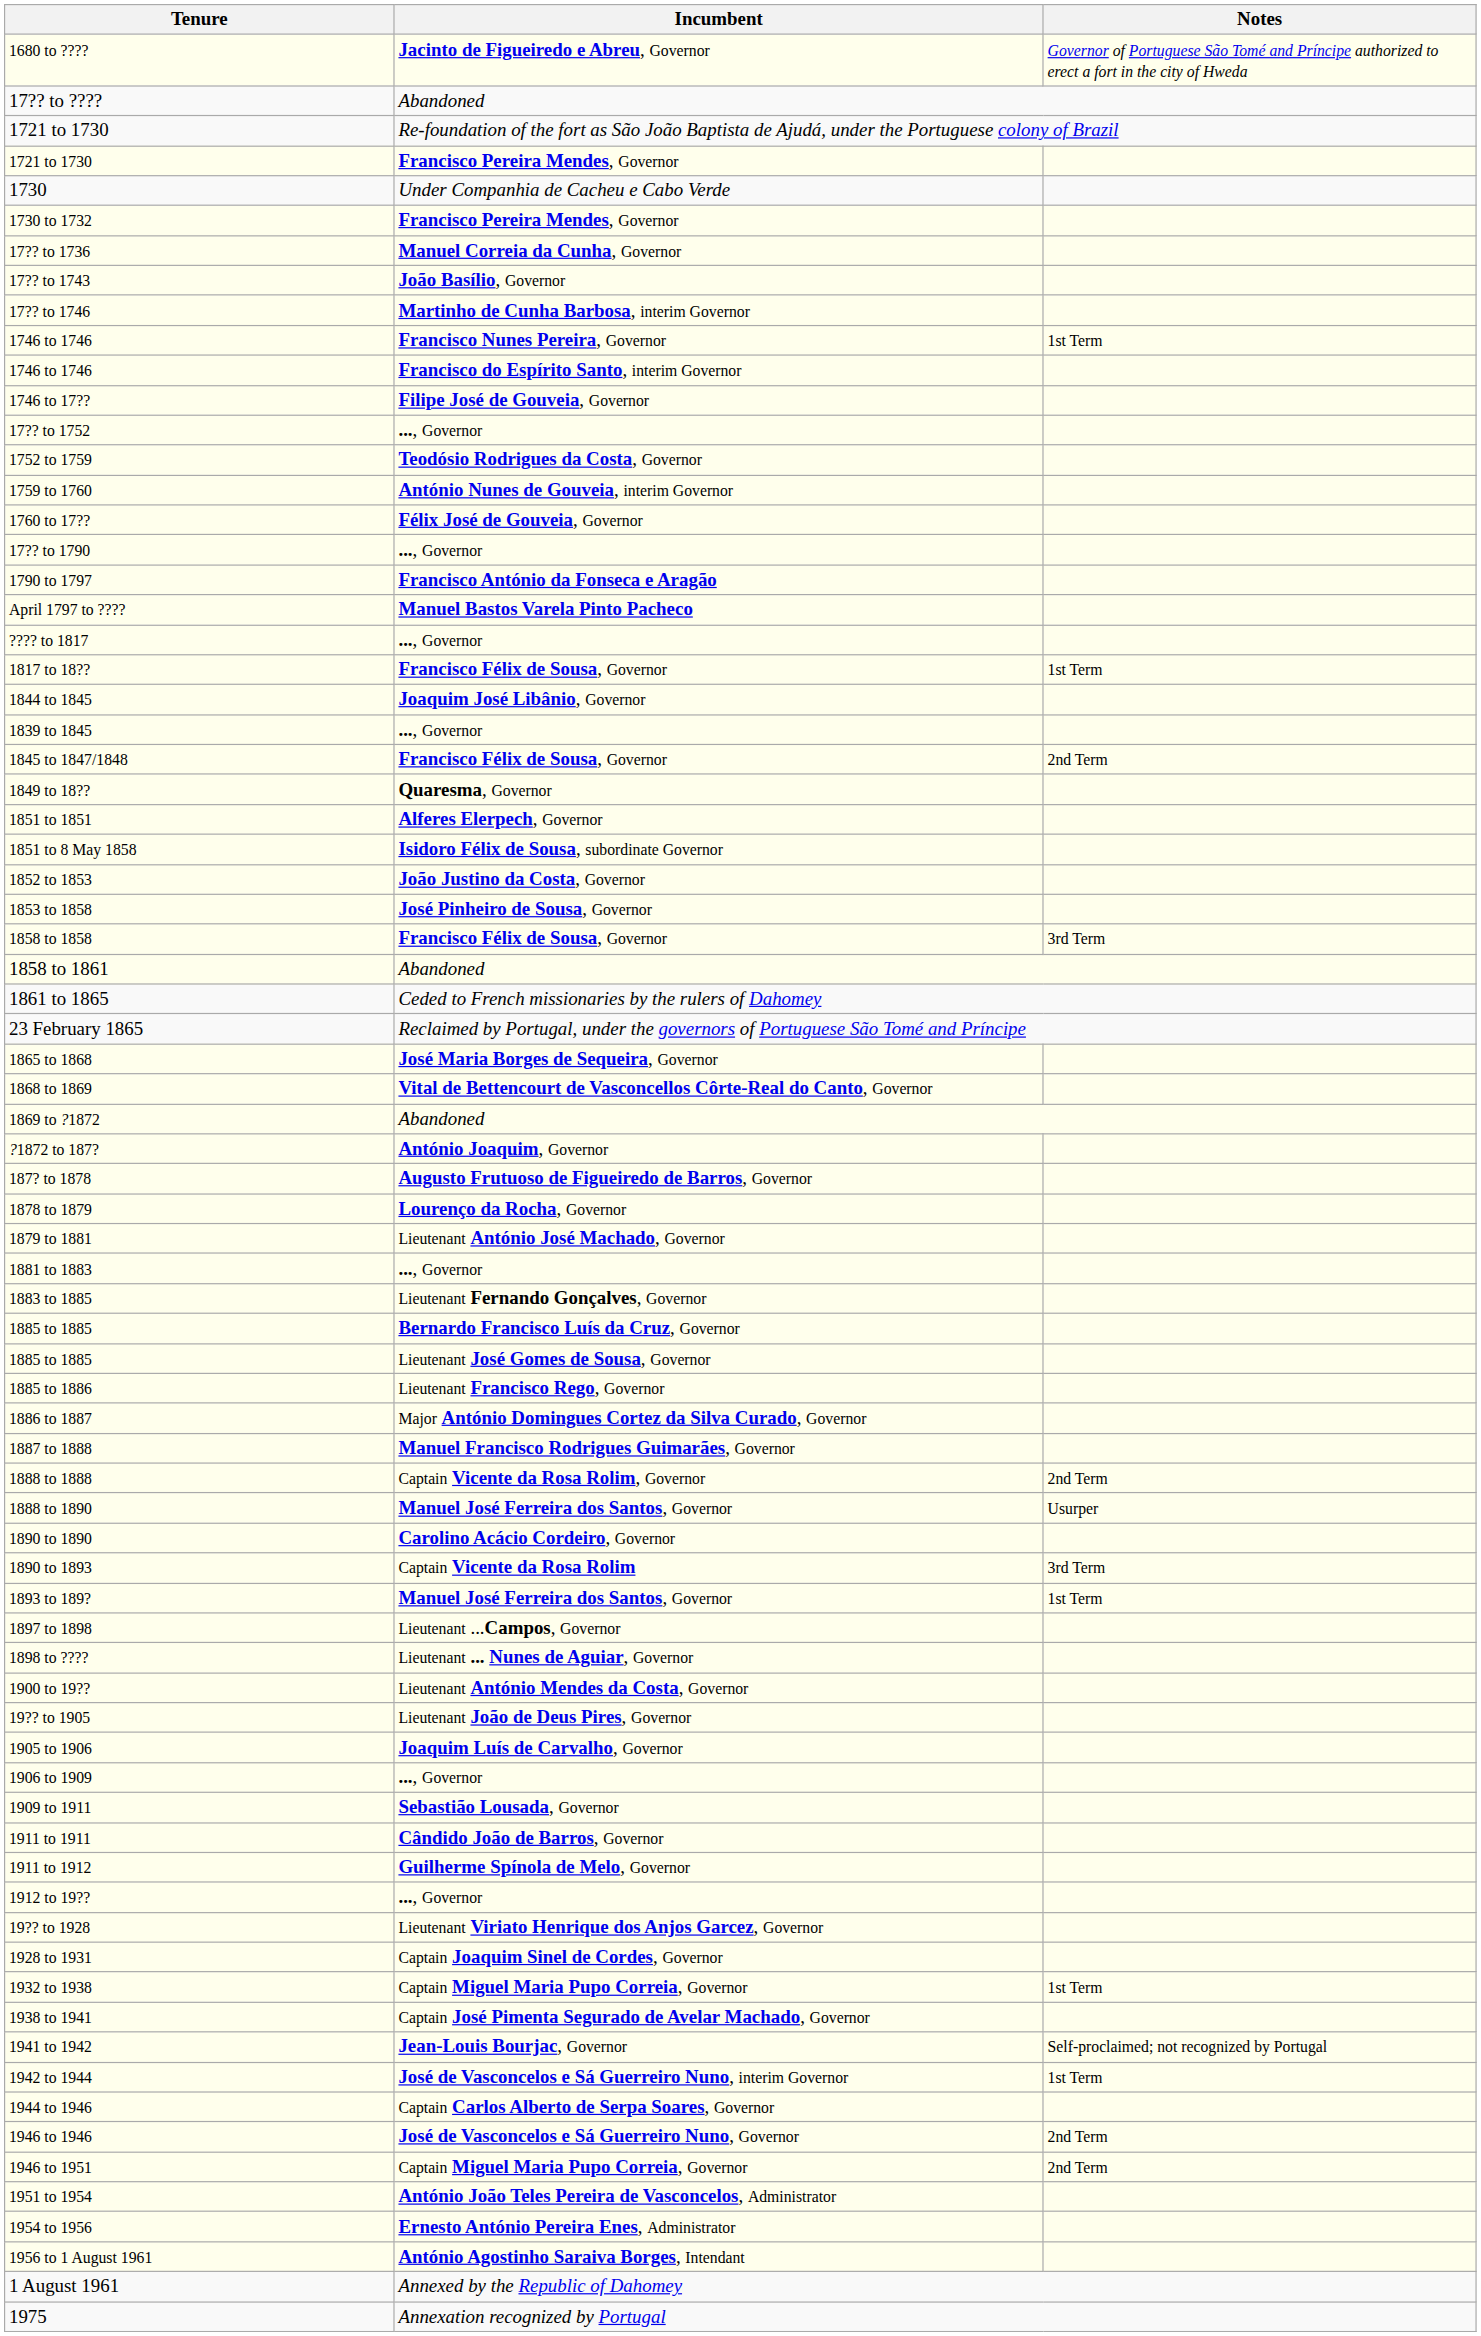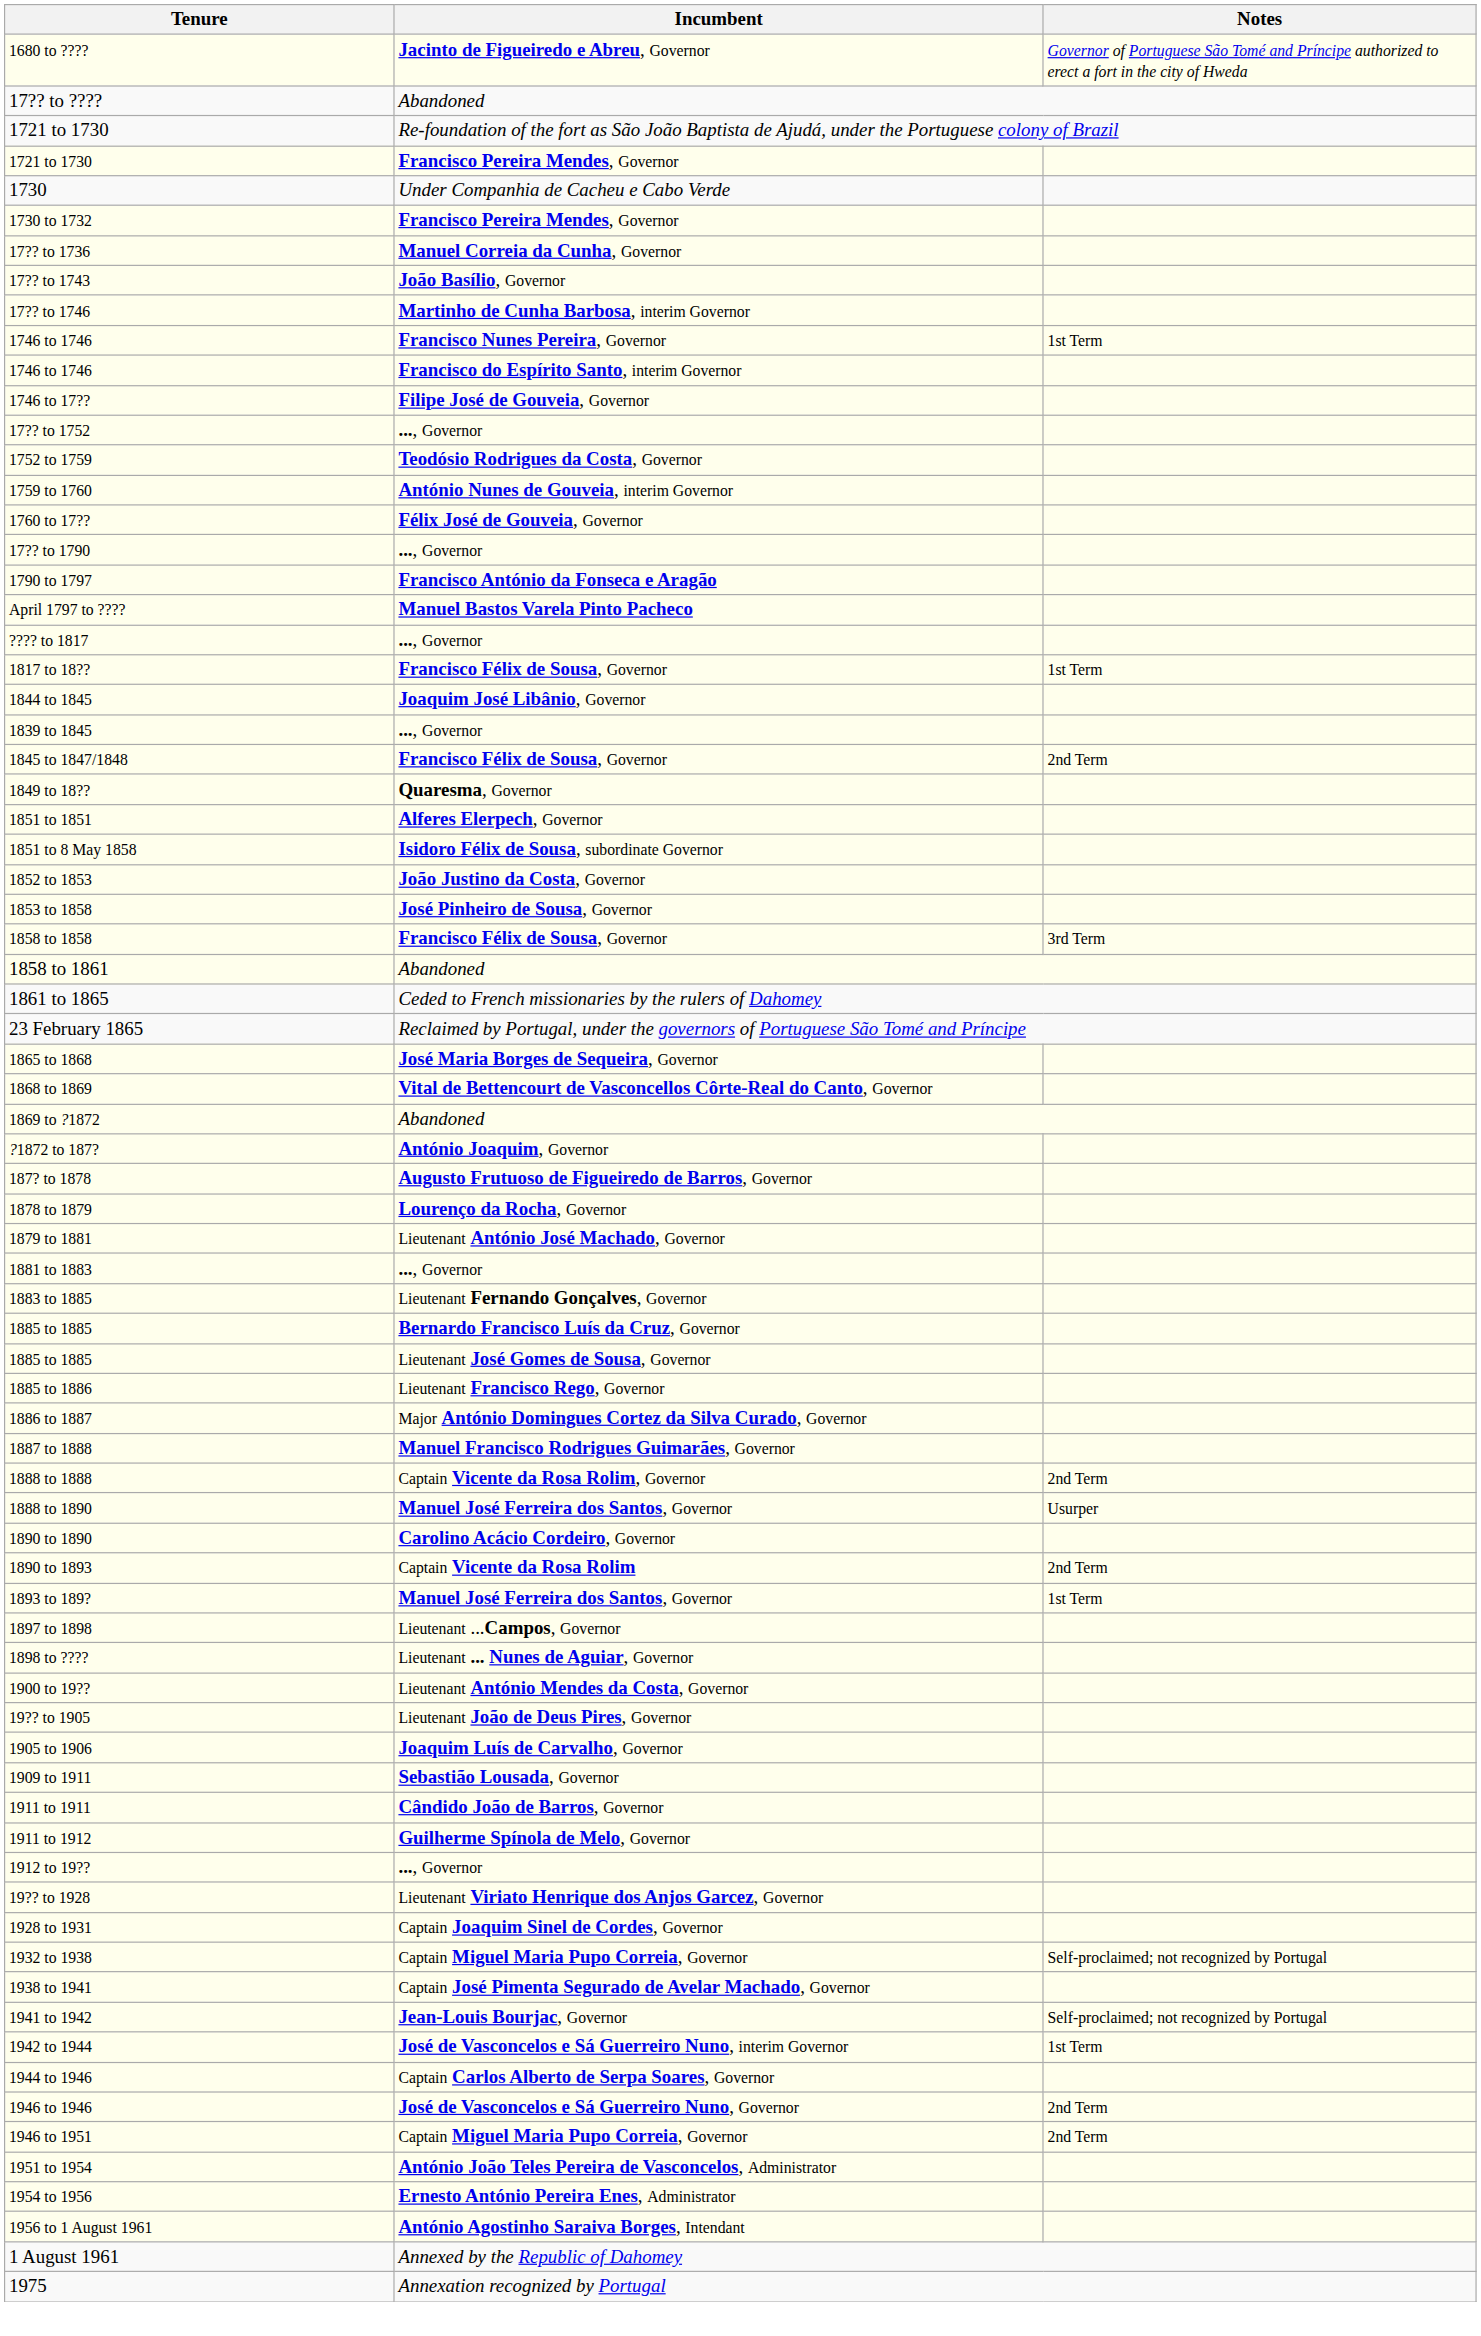(1076, 1568) 3rd Term -> (1078, 1568) 2nd Term
- row: (50, 1778)
(1075, 1988) 1st Term -> (1187, 1958) Self-proclaimed; not recognized by Portugal
